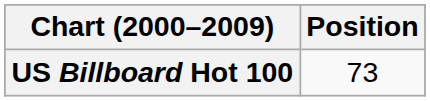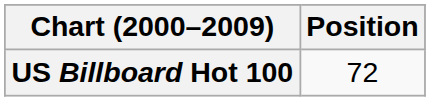(362, 72) 73 -> (362, 72) 72
